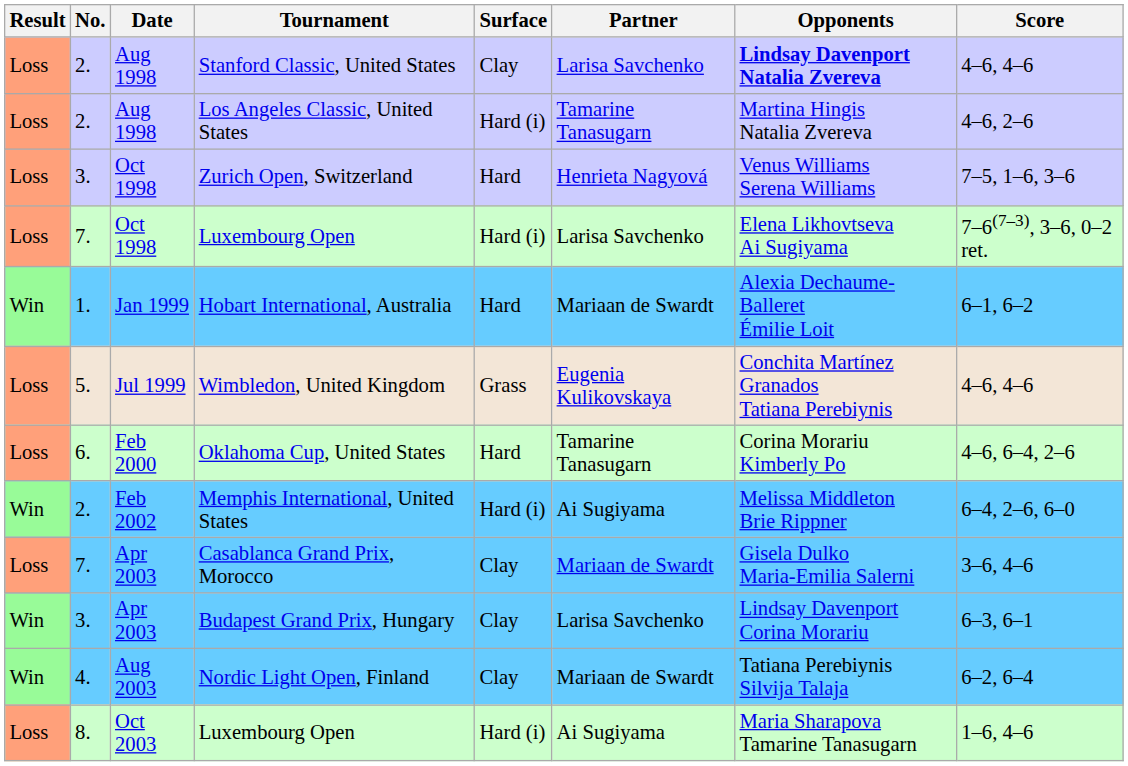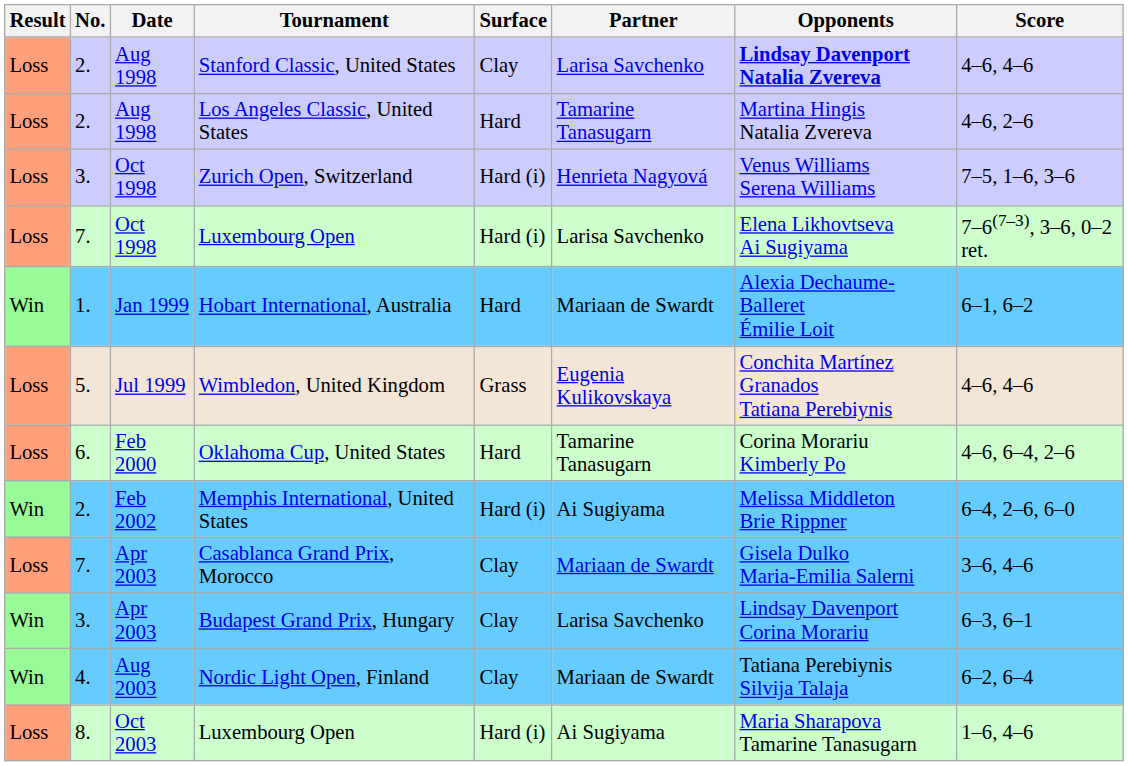(512, 121) Hard (i) -> (500, 121) Hard
(500, 177) Hard -> (512, 177) Hard (i)
